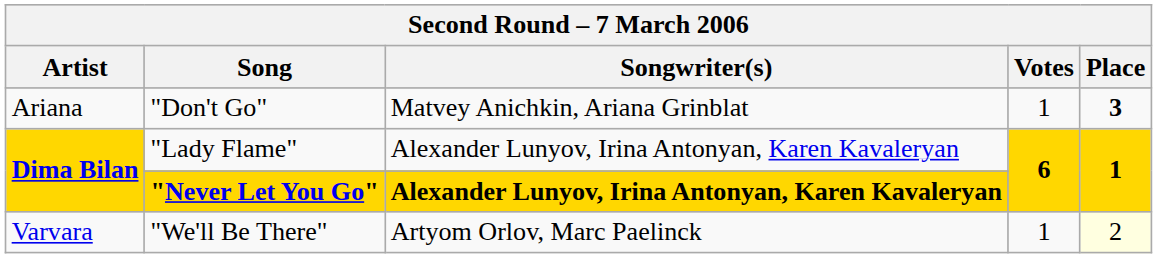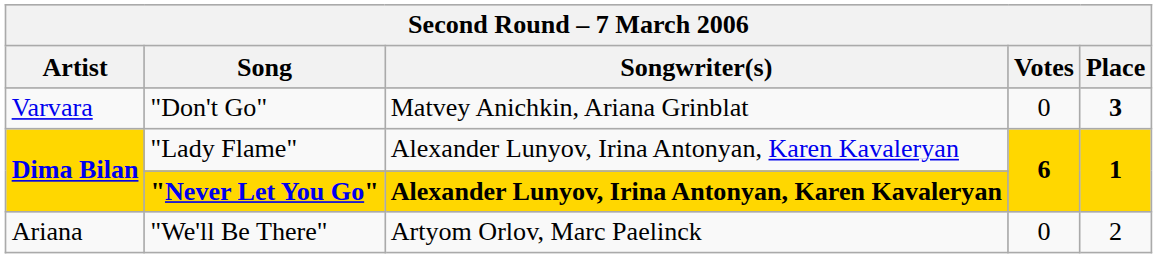(47, 107) Ariana -> (52, 107) Varvara
(1044, 107) 1 -> (1044, 107) 0
(52, 231) Varvara -> (47, 231) Ariana
(1044, 231) 1 -> (1044, 231) 0
(1116, 231) lightyellow background -> (1116, 231) no background
